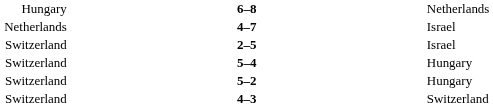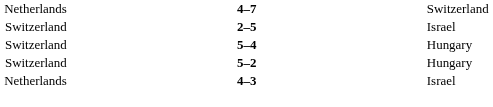- row: (247, 9)
(441, 27) Israel -> (458, 9) Switzerland
(36, 99) Switzerland -> (36, 81) Netherlands
(458, 99) Switzerland -> (441, 81) Israel
